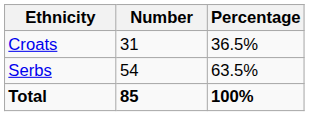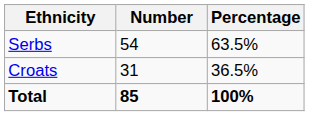rows swapped: (30, 70) <-> (33, 44)
